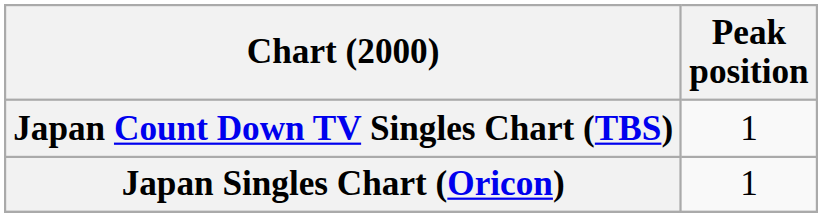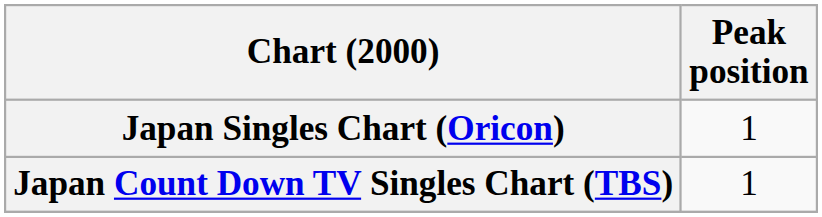rows swapped: (343, 183) <-> (343, 127)
